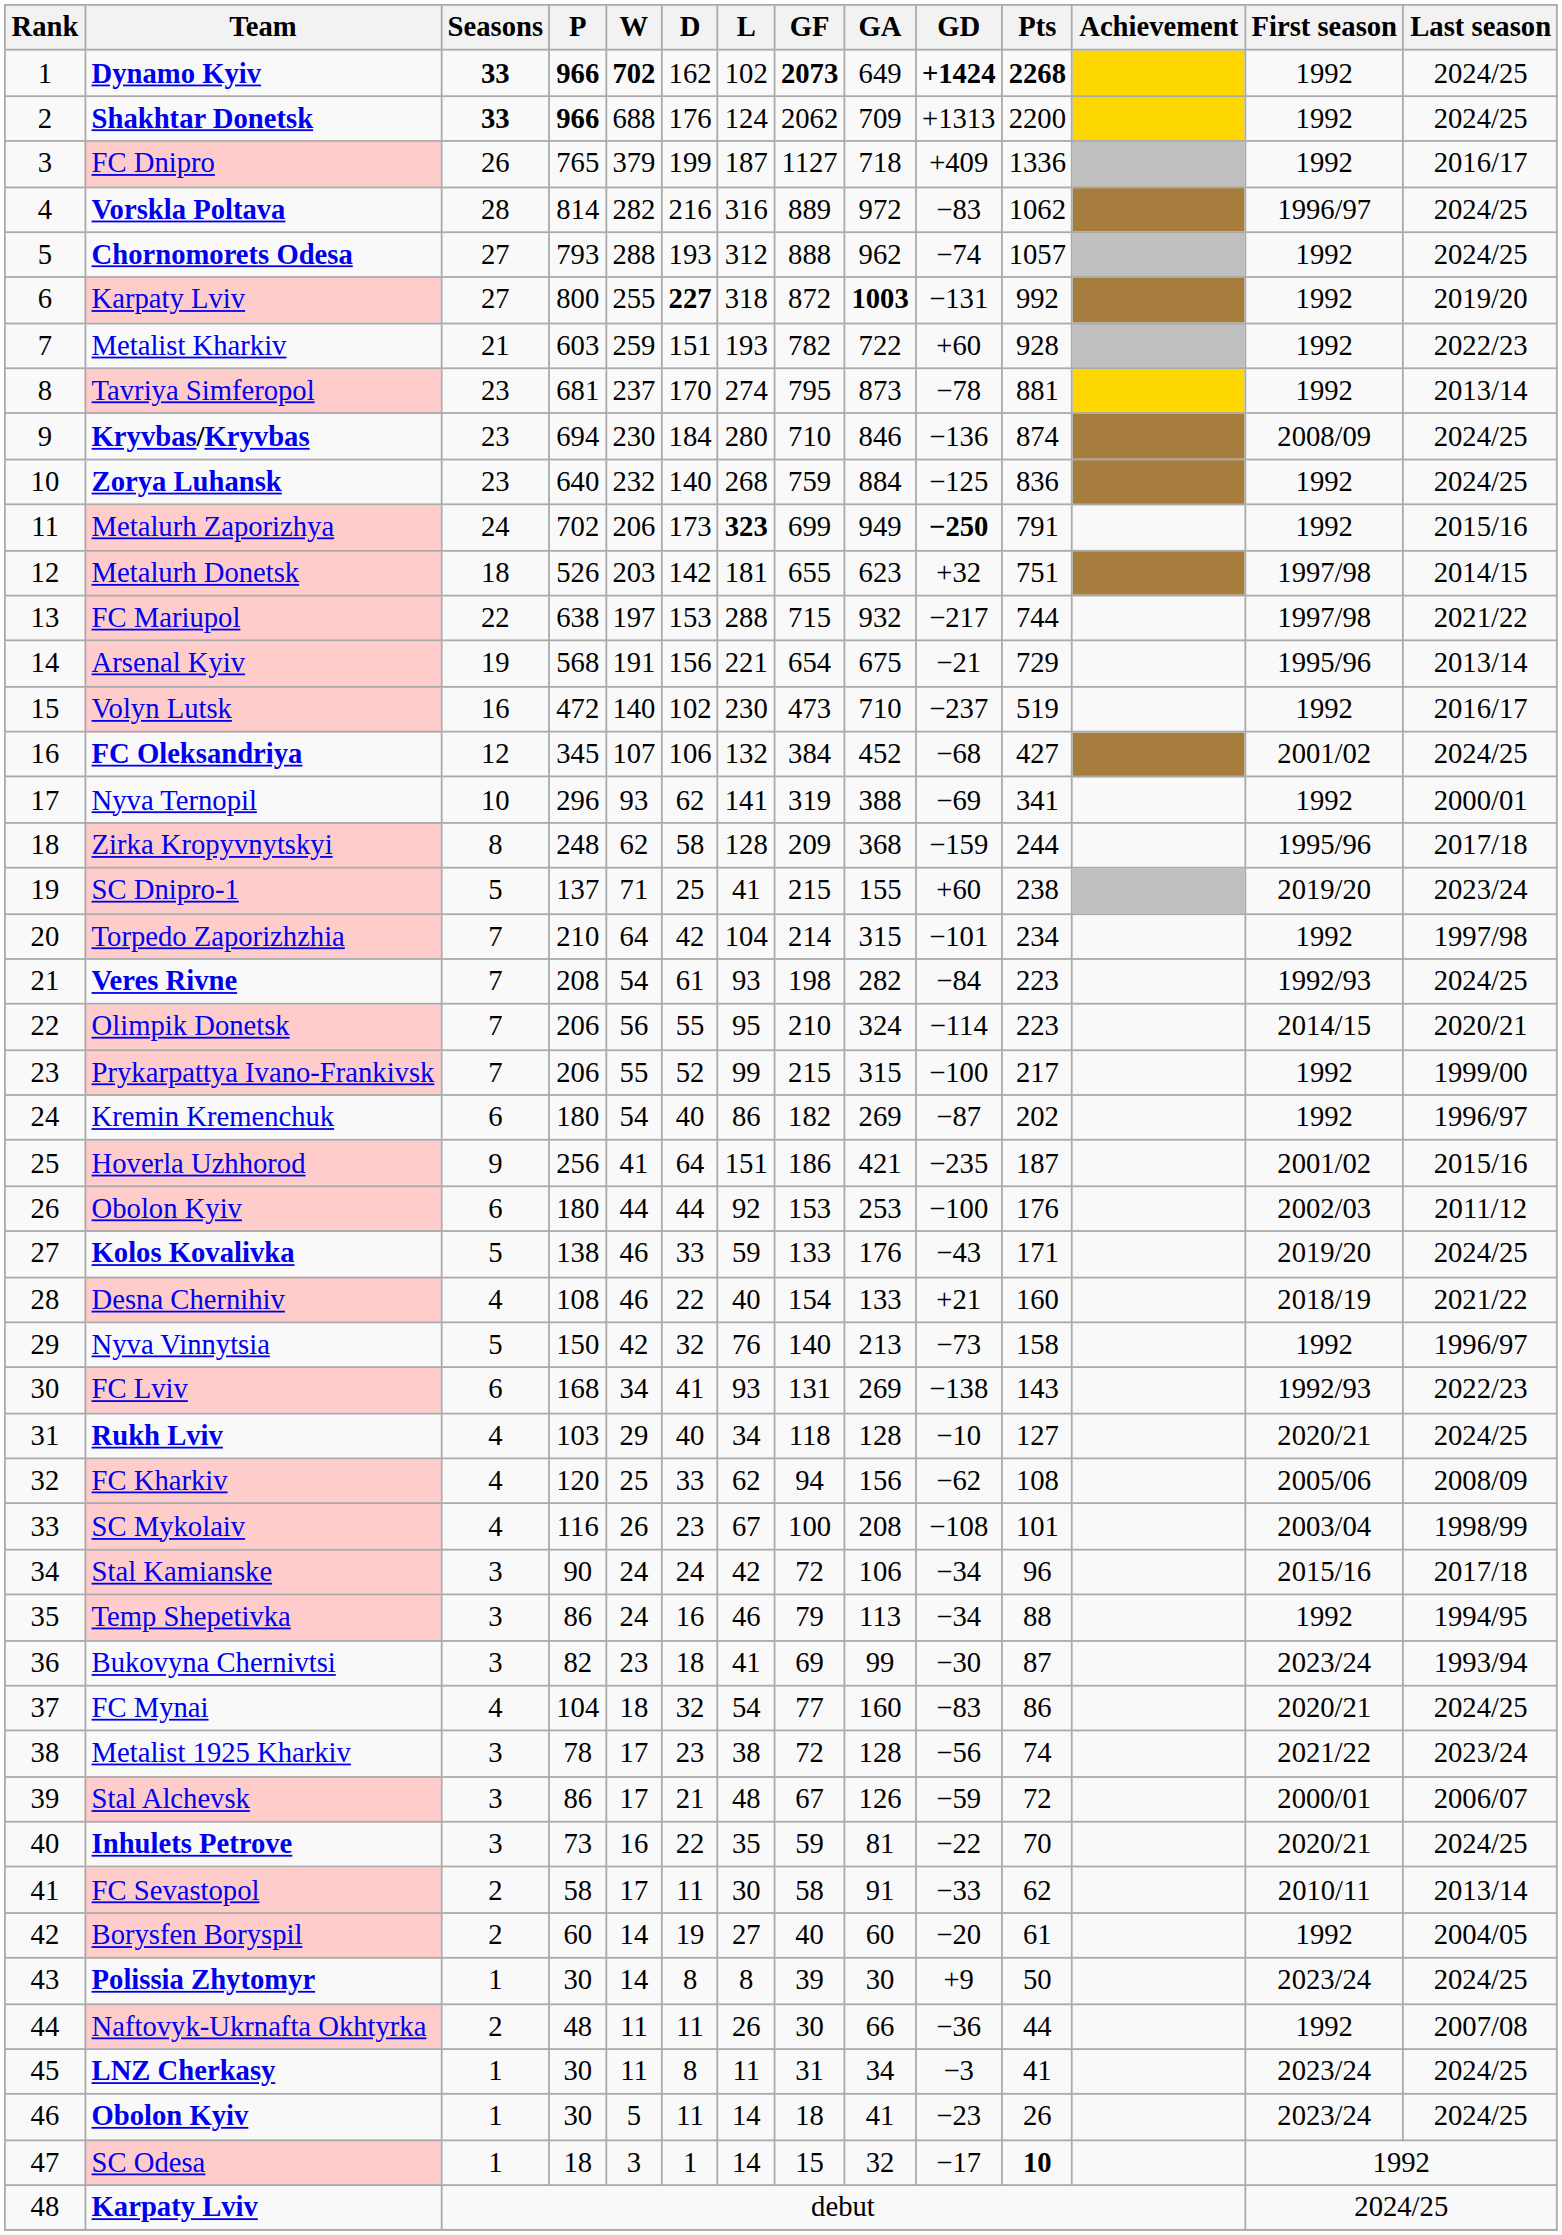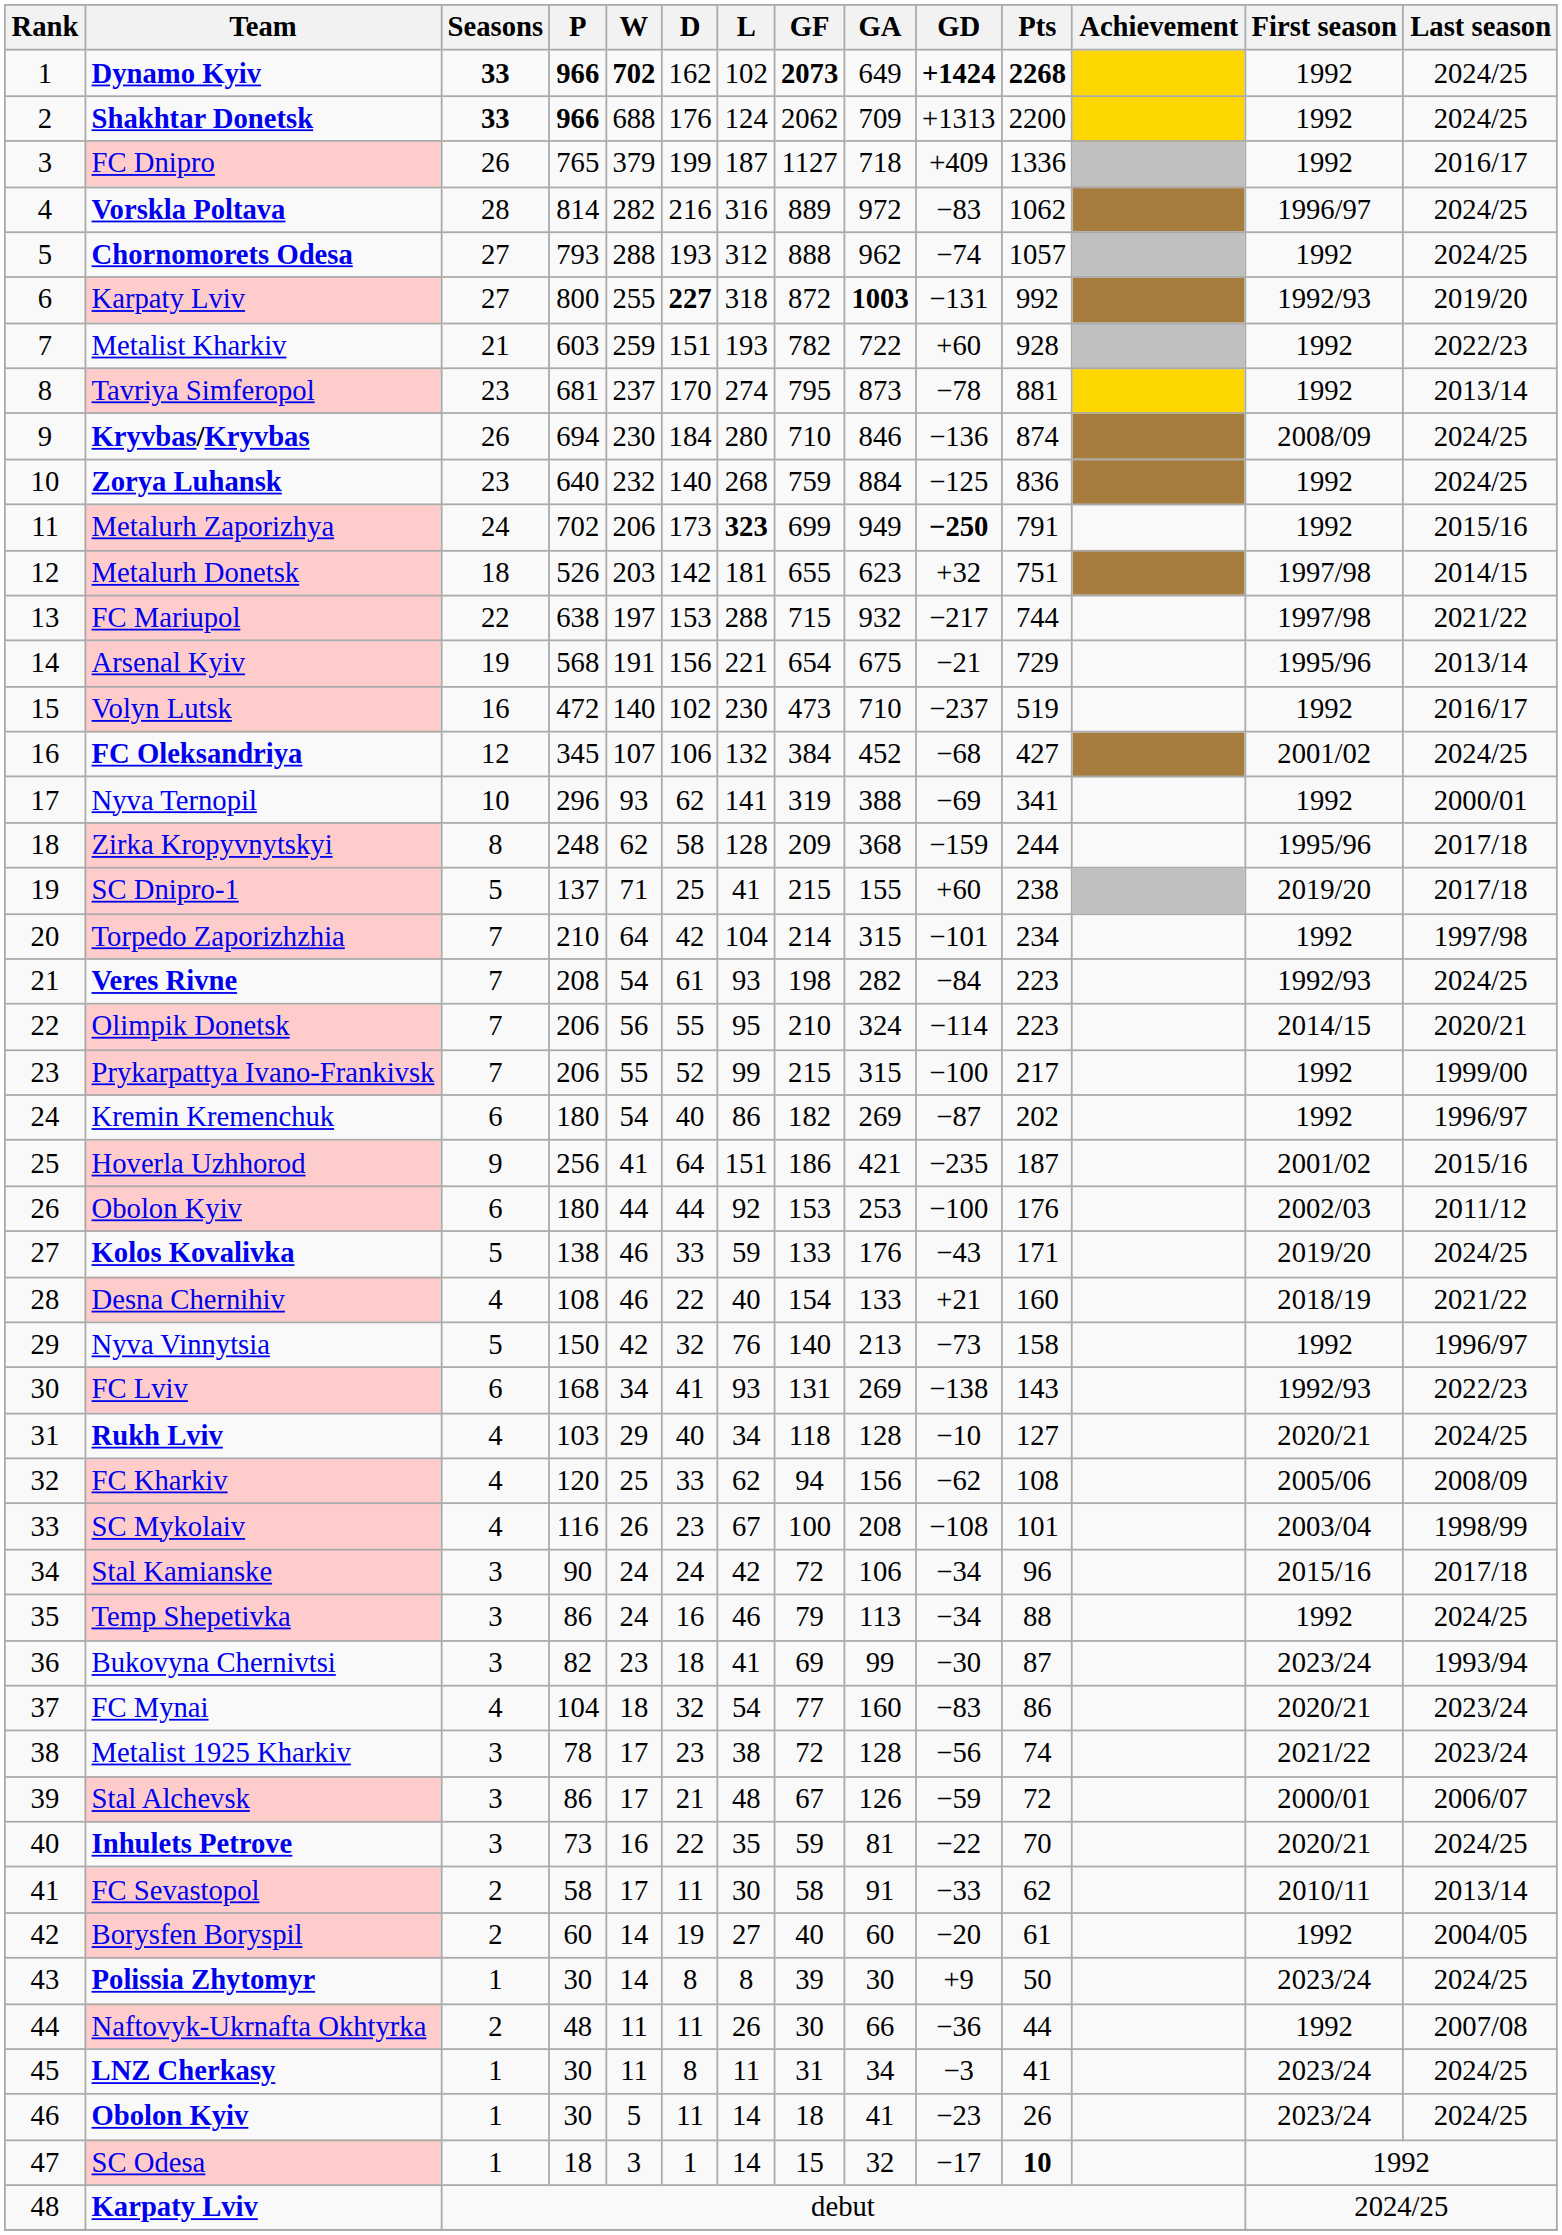(1324, 299) 1992 -> (1324, 299) 1992/93
(495, 436) 23 -> (495, 436) 26
(1481, 890) 2023/24 -> (1481, 890) 2017/18
(1481, 1616) 1994/95 -> (1481, 1616) 2024/25
(1481, 1707) 2024/25 -> (1481, 1707) 2023/24
